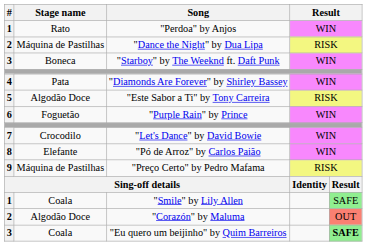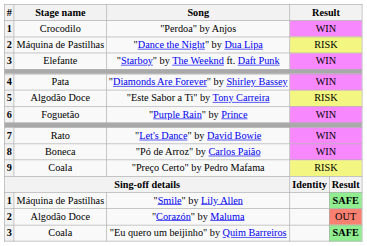(60, 28) Rato -> (60, 28) Crocodilo
(60, 61) Boneca -> (60, 61) Elefante
(60, 135) Crocodilo -> (60, 135) Rato
(60, 151) Elefante -> (60, 151) Boneca
(60, 168) Máquina de Pastilhas -> (60, 168) Coala
(60, 200) Coala -> (60, 200) Máquina de Pastilhas
(346, 200) normal -> (346, 200) bold
